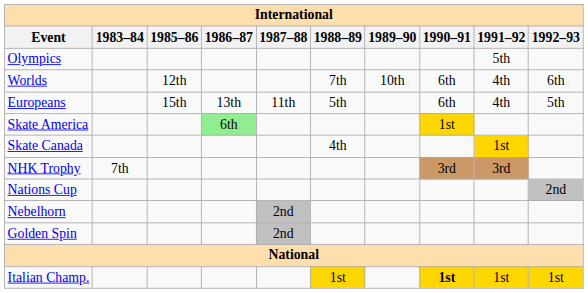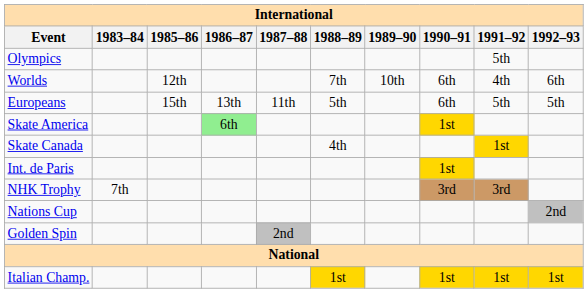(501, 102) 4th -> (501, 102) 5th
+ row: (41, 168)
- row: (37, 211)
(447, 277) bold -> (447, 277) normal
